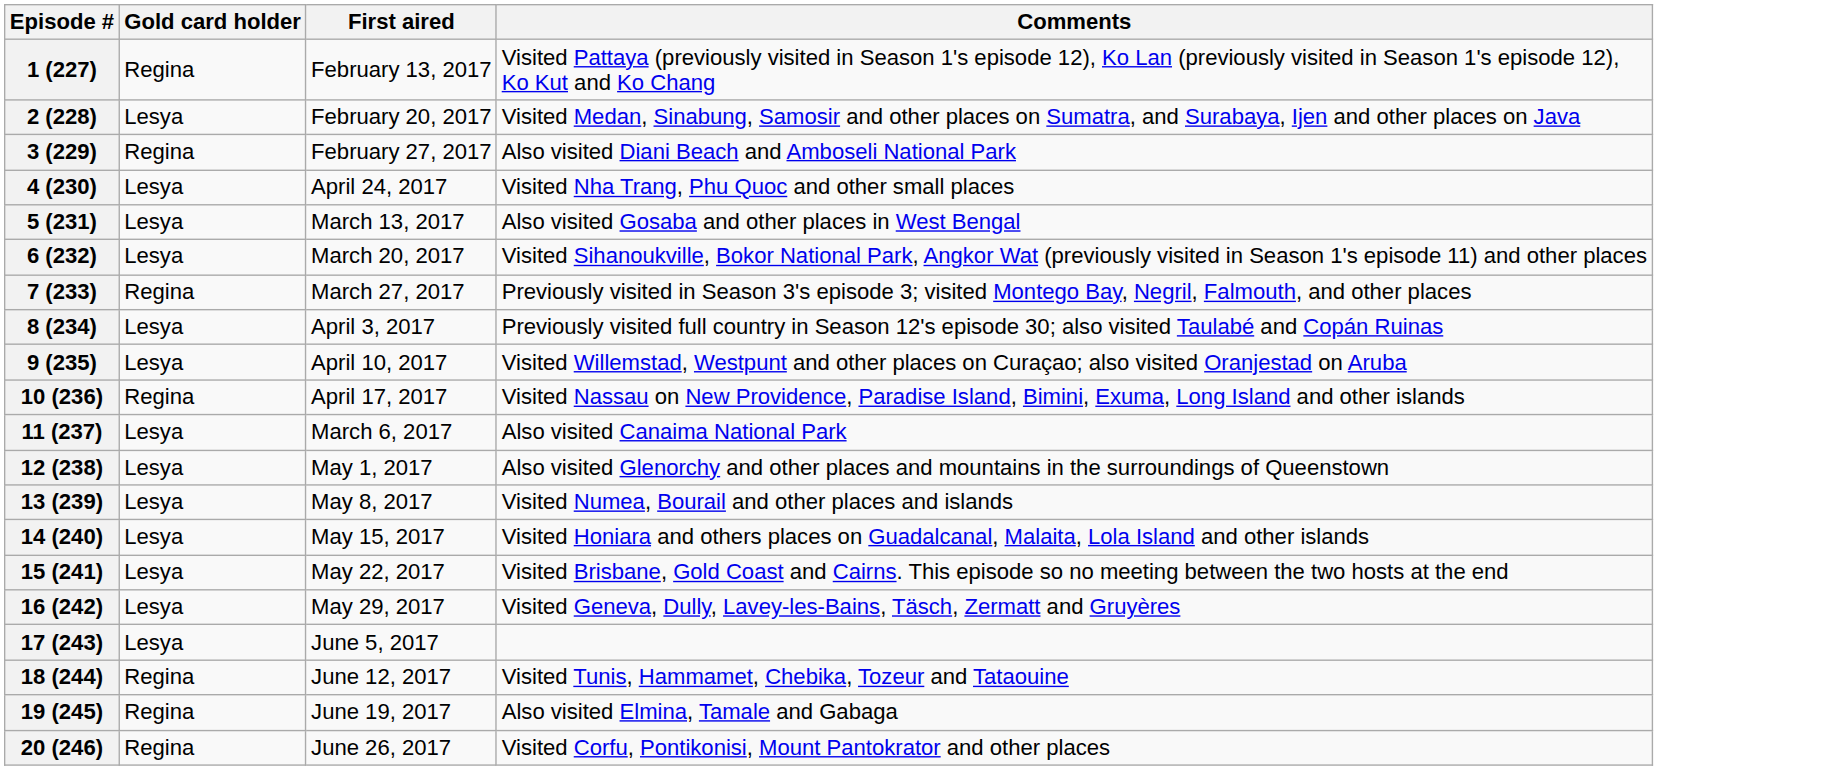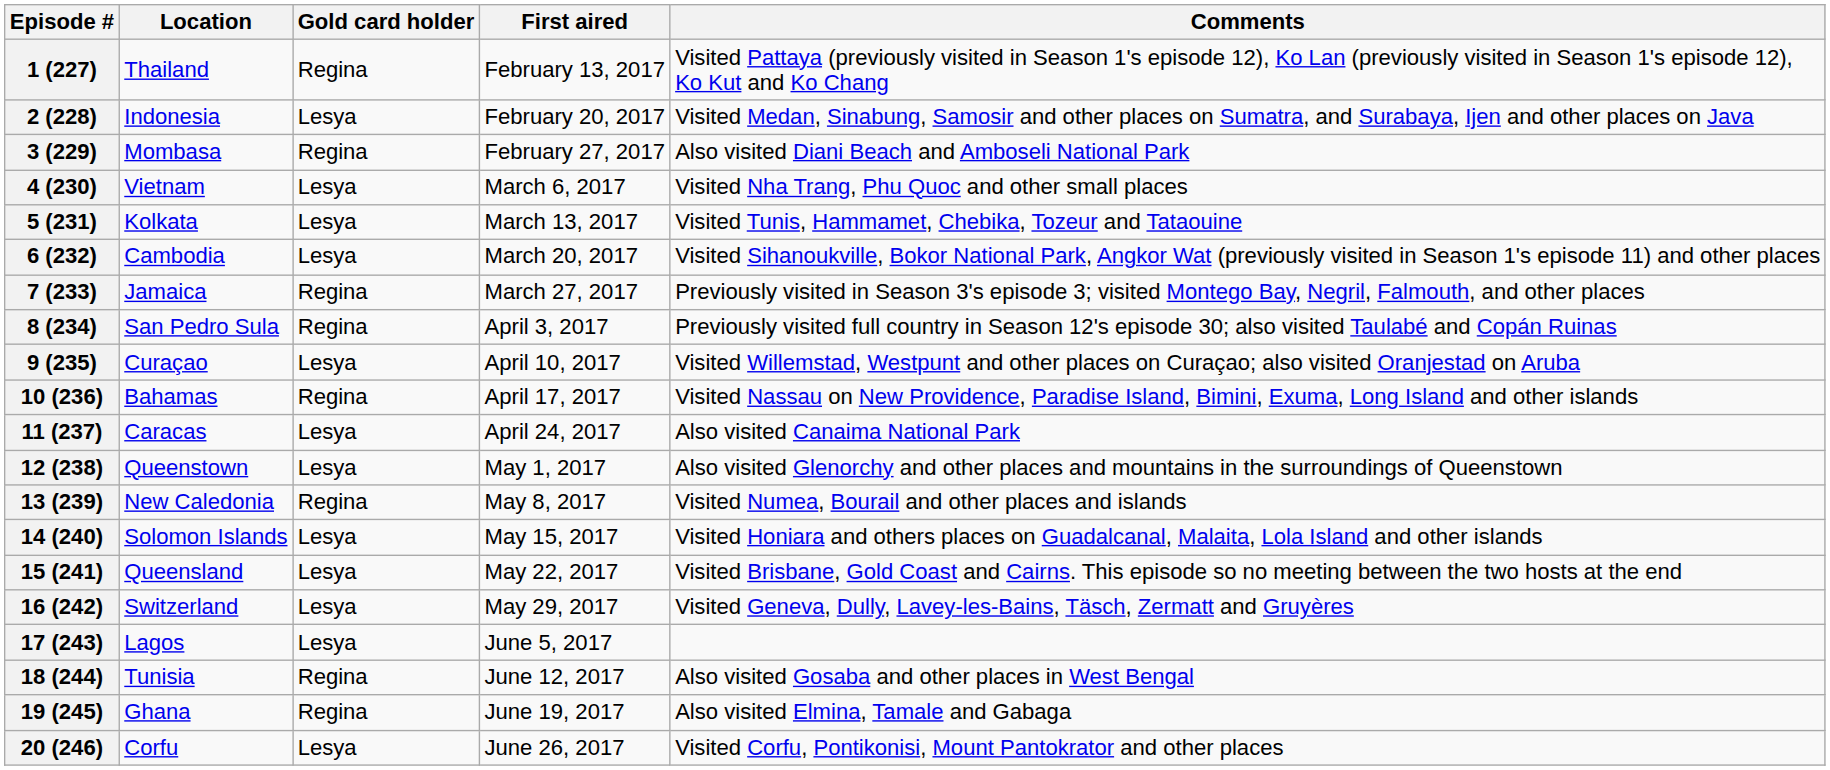+ column: (206, 22)
(379, 186) April 24, 2017 -> (555, 186) March 6, 2017
(761, 221) Also visited Gosaba and other places in West Bengal -> (959, 221) Visited Tunis, Hammamet, Chebika, Tozeur and Tataouine
(154, 326) Lesya -> (333, 326) Regina
(382, 432) March 6, 2017 -> (553, 432) April 24, 2017
(154, 502) Lesya -> (333, 502) Regina
(785, 677) Visited Tunis, Hammamet, Chebika, Tozeur and Tataouine -> (935, 677) Also visited Gosaba and other places in West Bengal
(159, 747) Regina -> (327, 747) Lesya
